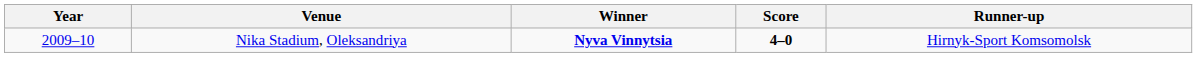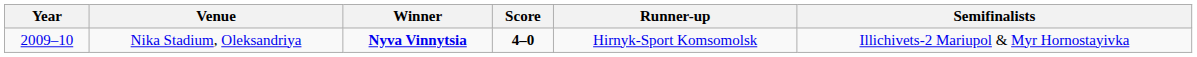+ column: (994, 16)
